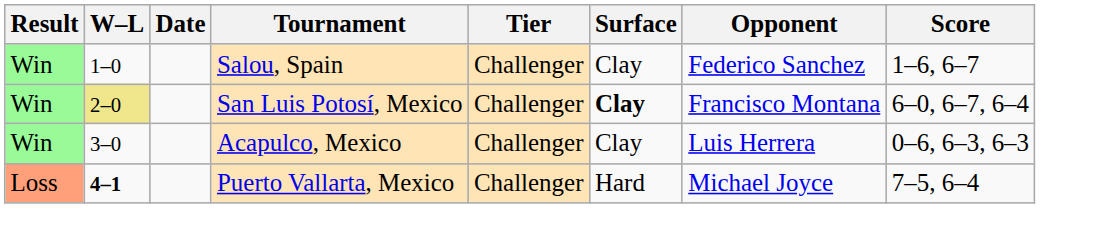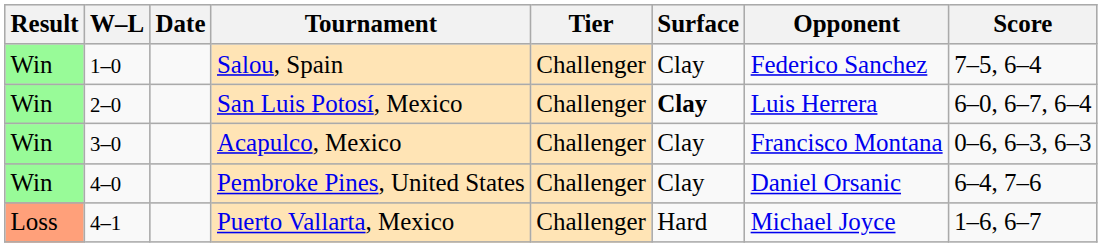(935, 63) 1–6, 6–7 -> (998, 63) 7–5, 6–4
(106, 105) khaki background -> (106, 105) no background
(784, 103) Francisco Montana -> (814, 103) Luis Herrera
(752, 143) Luis Herrera -> (847, 143) Francisco Montana
+ row: (371, 182)
(106, 182) bold -> (106, 223) normal
(935, 182) 7–5, 6–4 -> (998, 222) 1–6, 6–7
